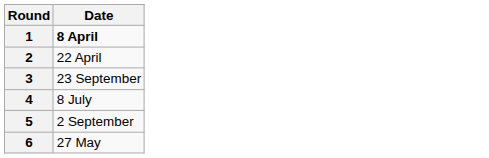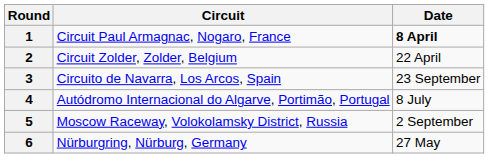+ column: (223, 15)
